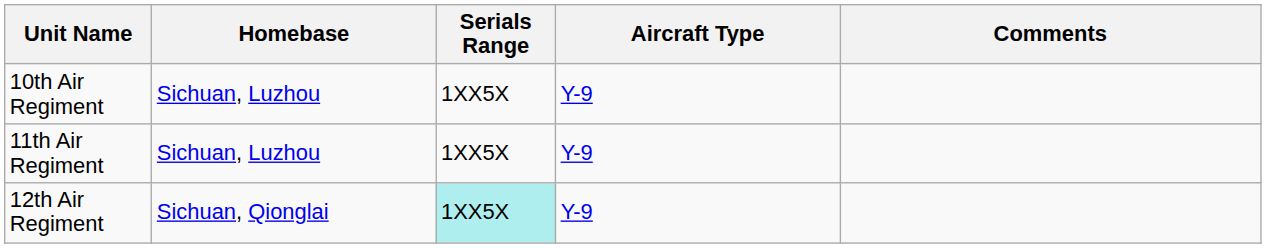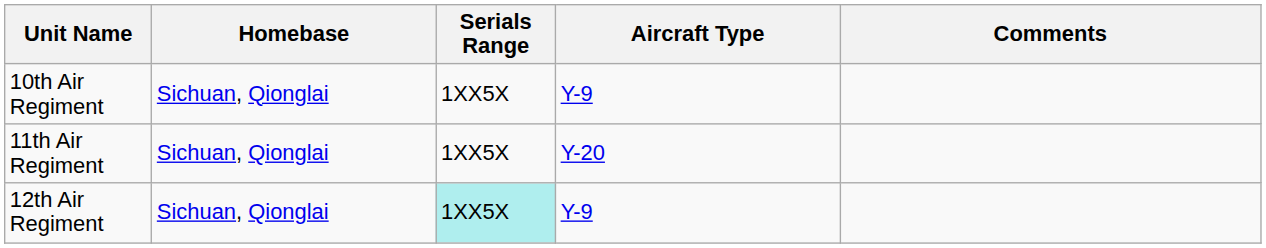(239, 93) Sichuan, Luzhou -> (243, 93) Sichuan, Qionglai
(239, 153) Sichuan, Luzhou -> (243, 153) Sichuan, Qionglai
(577, 153) Y-9 -> (583, 153) Y-20
